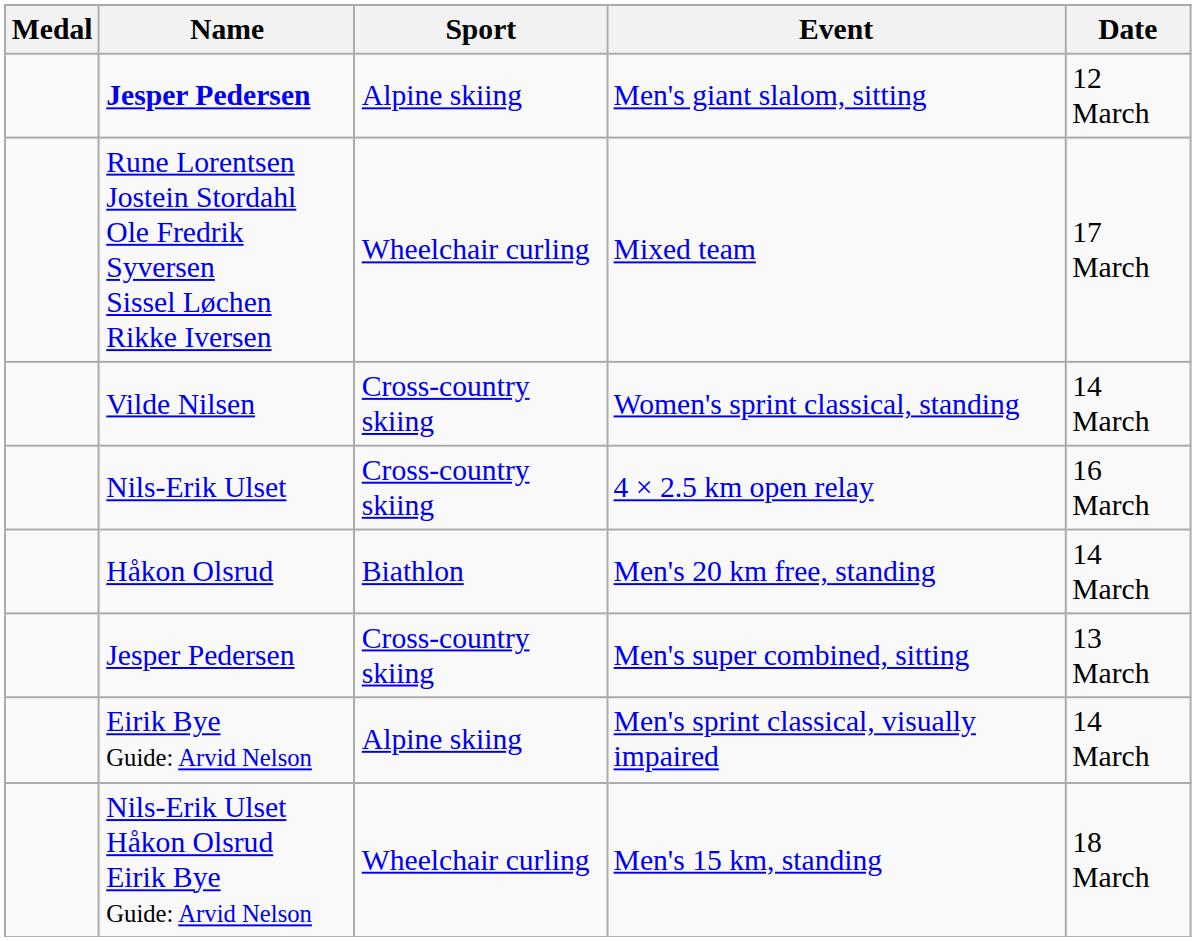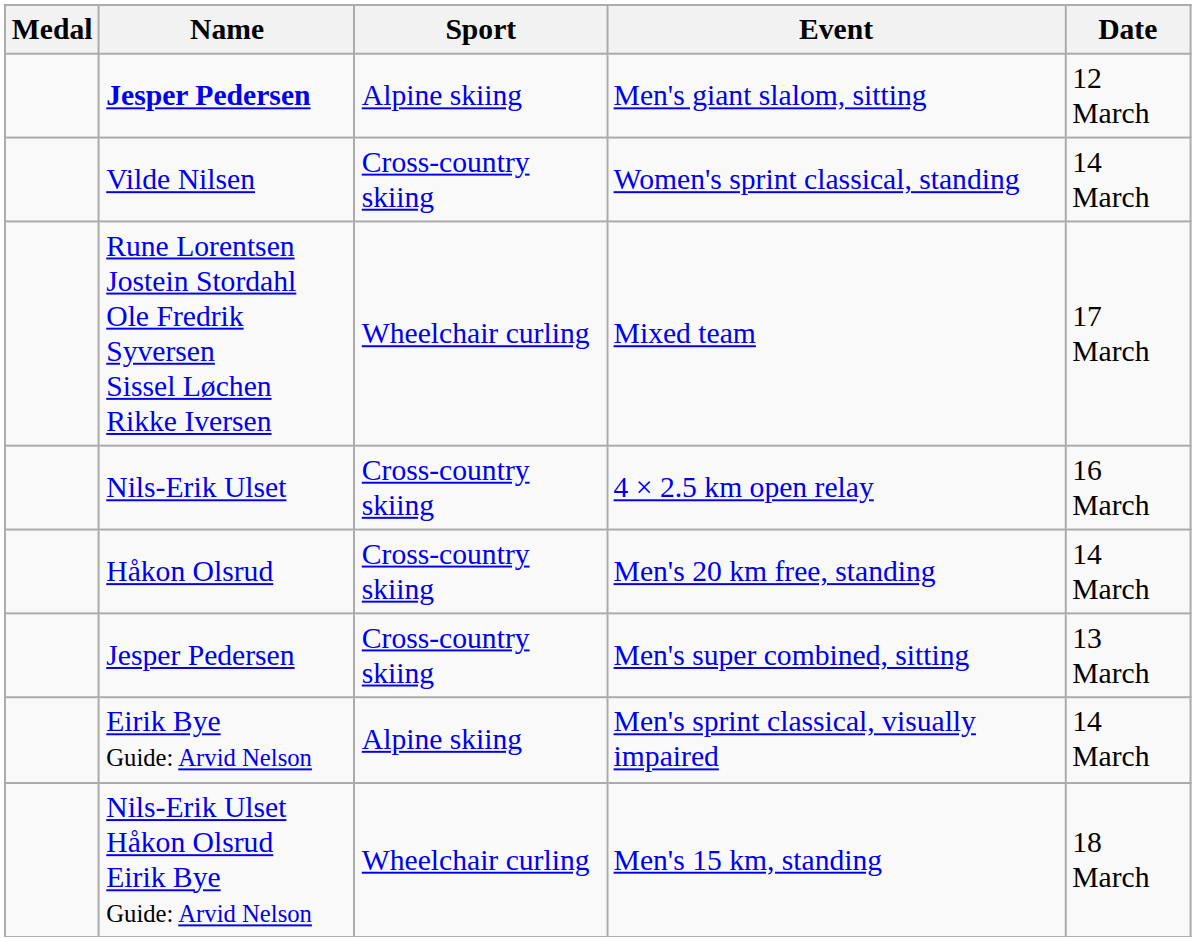rows swapped: (817, 403) <-> (685, 249)
(413, 571) Biathlon -> (446, 571) Cross-country skiing
